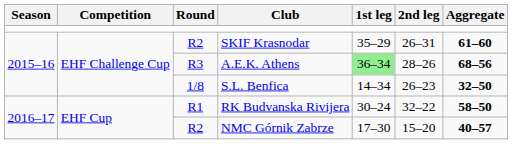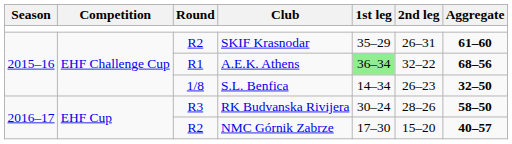(195, 63) R3 -> (195, 63) R1
(419, 63) 28–26 -> (419, 63) 32–22
(195, 106) R1 -> (195, 106) R3
(419, 106) 32–22 -> (419, 106) 28–26
